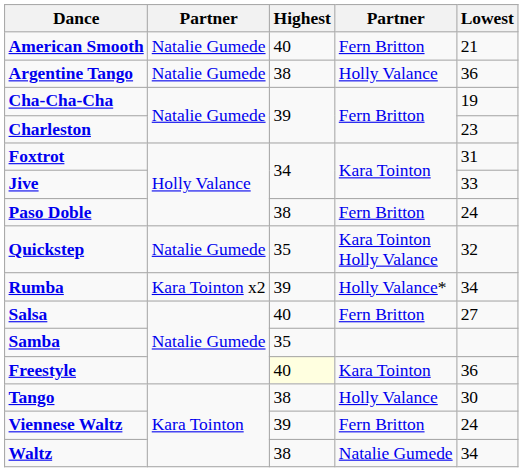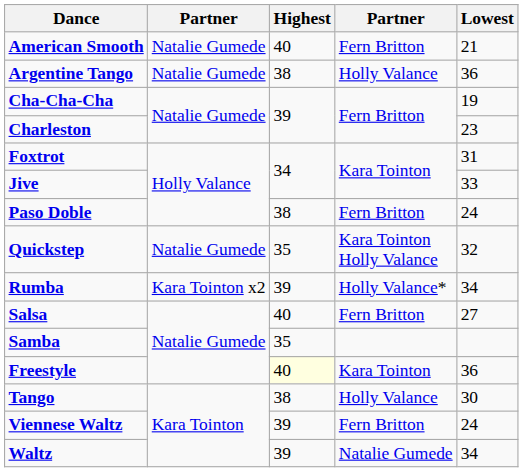(282, 452) 38 -> (282, 452) 39
